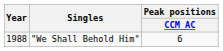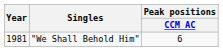(17, 39) 1988 -> (17, 39) 1981
